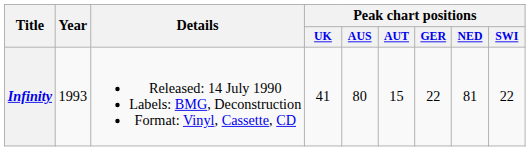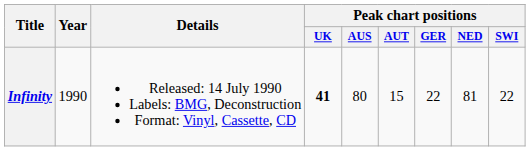(73, 96) 1993 -> (73, 96) 1990
(323, 96) normal -> (323, 96) bold
